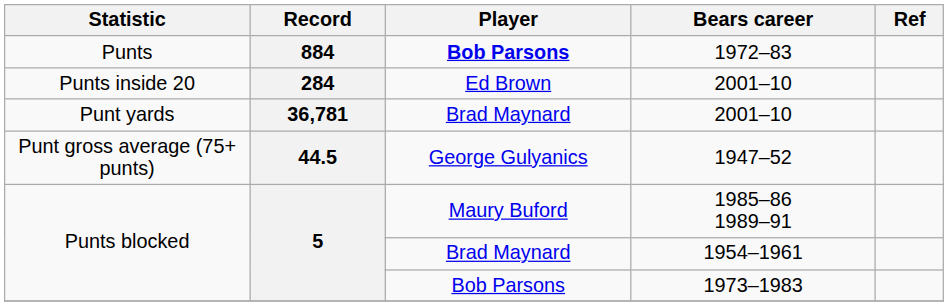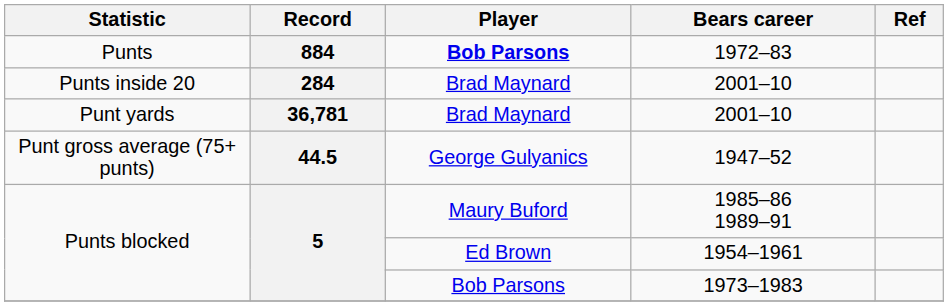(508, 83) Ed Brown -> (508, 83) Brad Maynard
(508, 253) Brad Maynard -> (508, 253) Ed Brown
